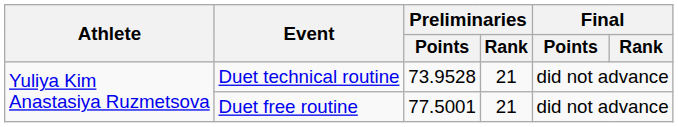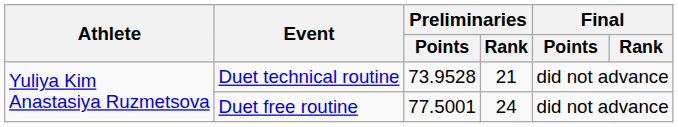(506, 107) 21 -> (506, 107) 24
